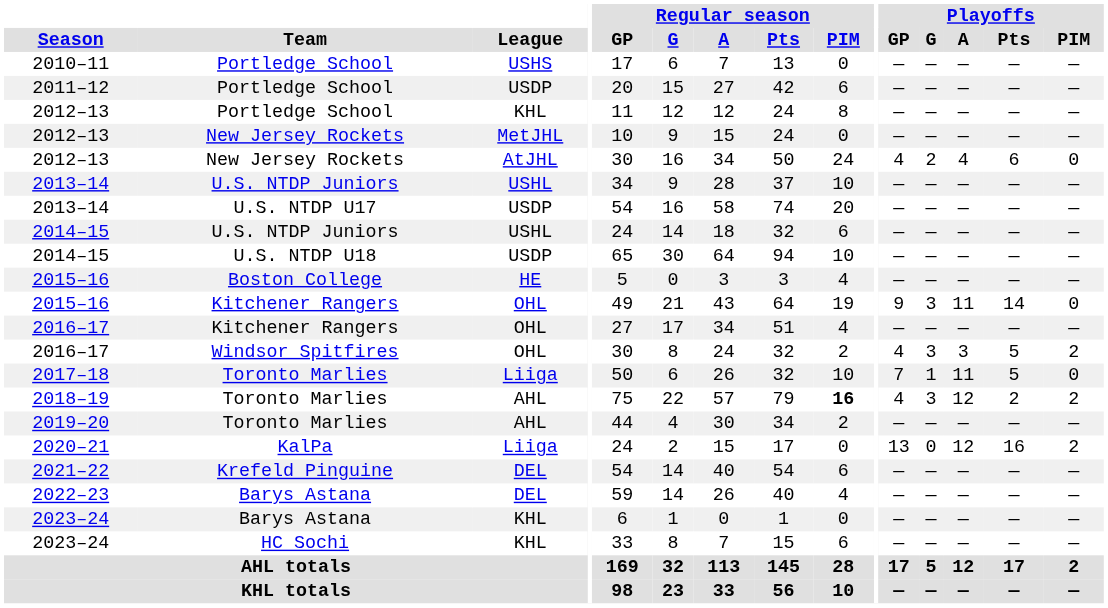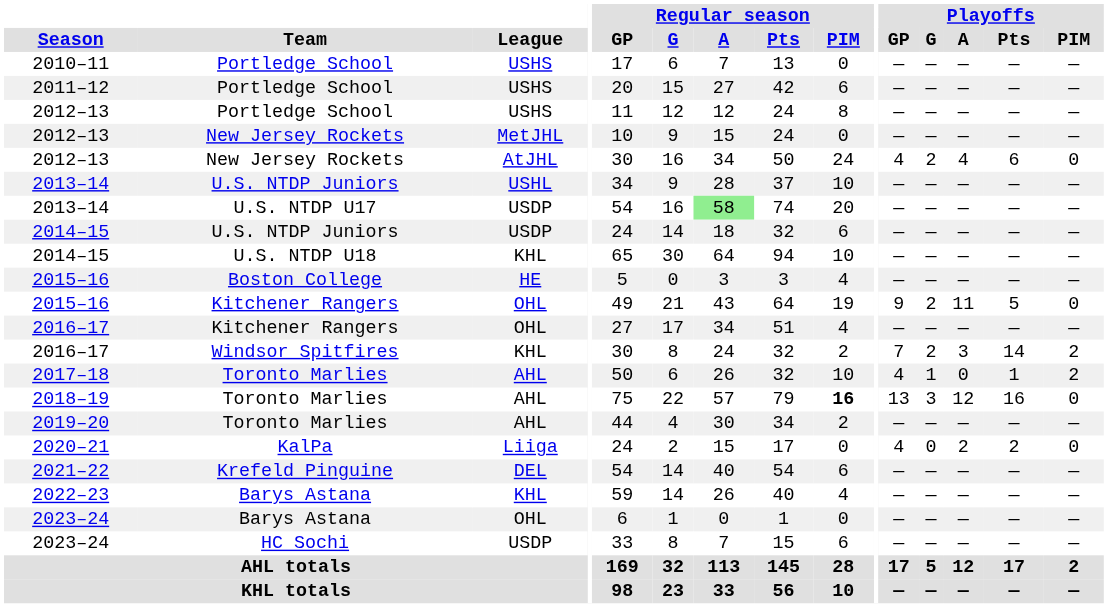(530, 88) USDP -> (530, 88) USHS
(530, 112) KHL -> (530, 112) USHS
(724, 208) no background -> (724, 208) lightgreen background
(530, 232) USHL -> (530, 232) USDP
(530, 256) USDP -> (530, 256) KHL
(931, 304) 3 -> (931, 304) 2
(1014, 304) 14 -> (1014, 304) 5
(530, 352) OHL -> (530, 352) KHL
(899, 352) 4 -> (899, 352) 7
(931, 352) 3 -> (931, 352) 2
(1014, 352) 5 -> (1014, 352) 14
(530, 376) Liiga -> (530, 376) AHL
(899, 376) 7 -> (899, 376) 4
(963, 376) 11 -> (963, 376) 0
(1014, 376) 5 -> (1014, 376) 1
(1074, 376) 0 -> (1074, 376) 2
(899, 400) 4 -> (899, 400) 13
(1014, 400) 2 -> (1014, 400) 16
(1074, 400) 2 -> (1074, 400) 0
(899, 447) 13 -> (899, 447) 4
(963, 447) 12 -> (963, 447) 2
(1014, 447) 16 -> (1014, 447) 2
(1074, 447) 2 -> (1074, 447) 0
(530, 495) DEL -> (530, 495) KHL
(530, 519) KHL -> (530, 519) OHL
(530, 543) KHL -> (530, 543) USDP
